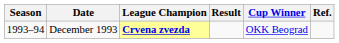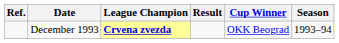columns swapped: (26, 13) <-> (322, 13)
